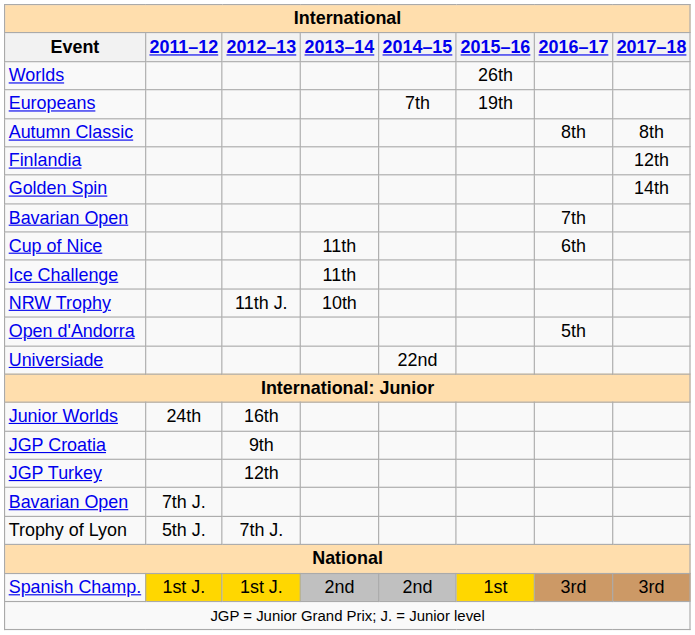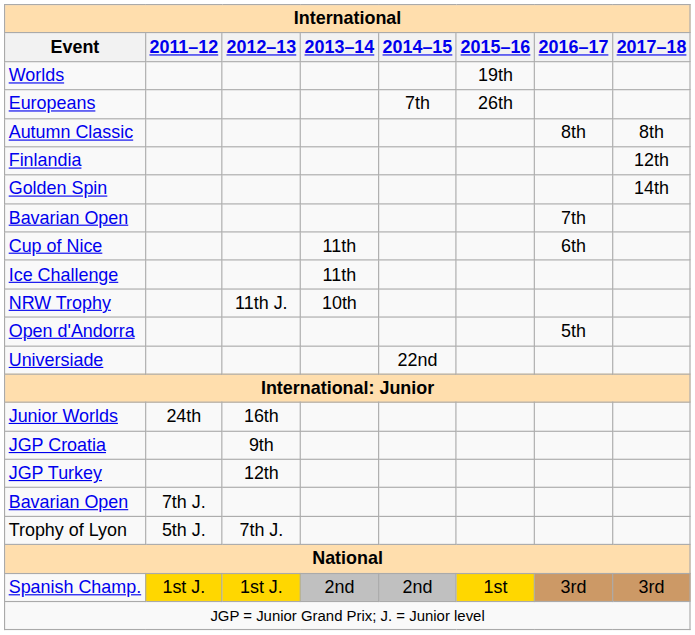(495, 75) 26th -> (495, 75) 19th
(495, 103) 19th -> (495, 103) 26th
